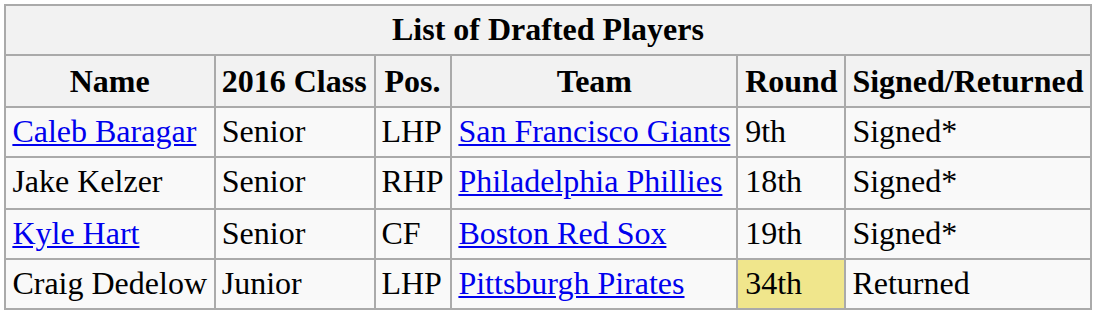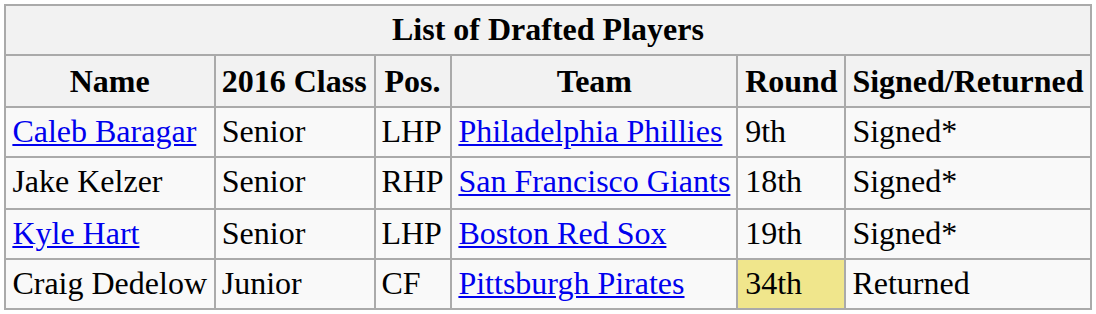(594, 131) San Francisco Giants -> (590, 131) Philadelphia Phillies
(590, 182) Philadelphia Phillies -> (594, 182) San Francisco Giants
(401, 232) CF -> (412, 232) LHP
(412, 283) LHP -> (401, 283) CF
